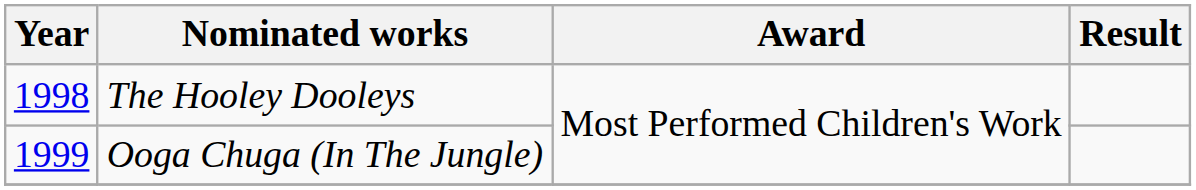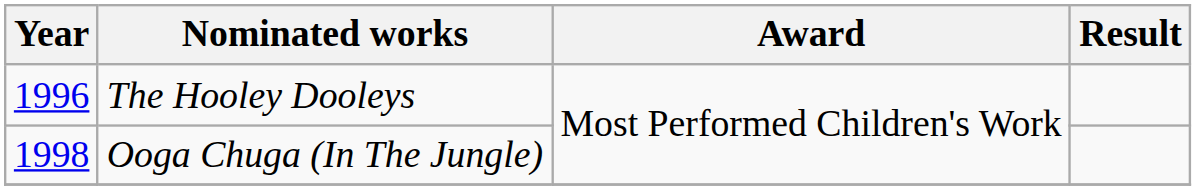(52, 94) 1998 -> (52, 94) 1996
(52, 154) 1999 -> (52, 154) 1998
